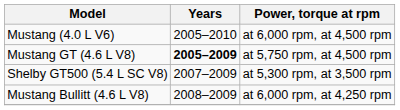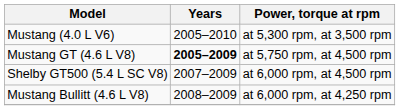(317, 34) at 6,000 rpm, at 4,500 rpm -> (317, 34) at 5,300 rpm, at 3,500 rpm
(317, 74) at 5,300 rpm, at 3,500 rpm -> (317, 74) at 6,000 rpm, at 4,500 rpm
